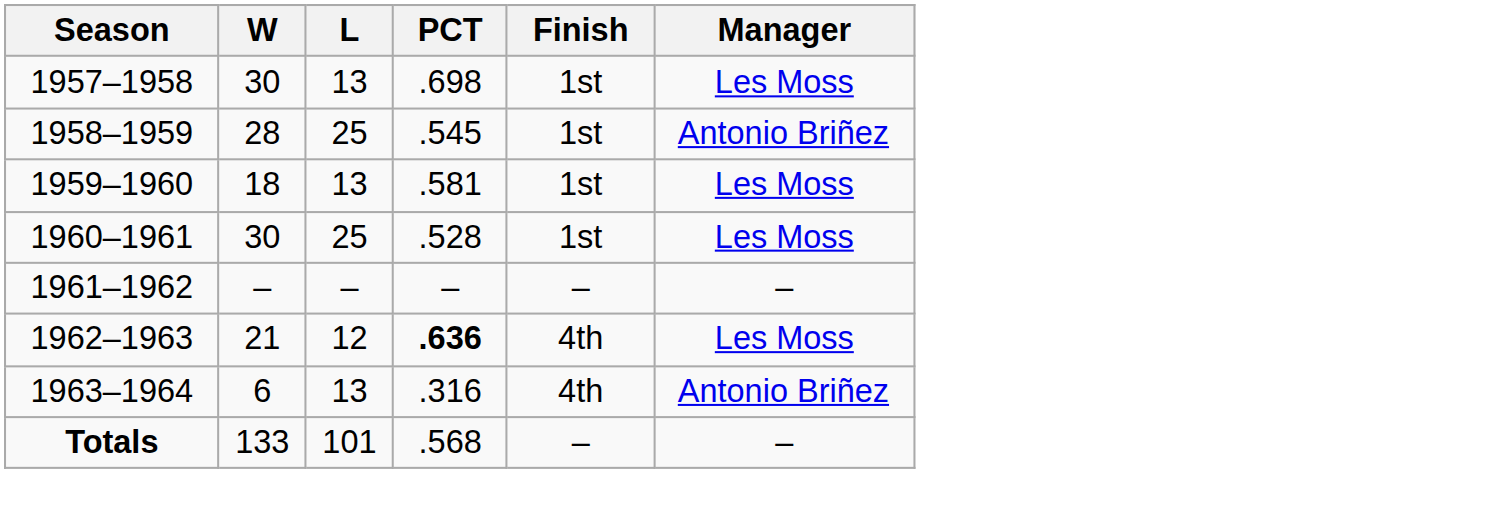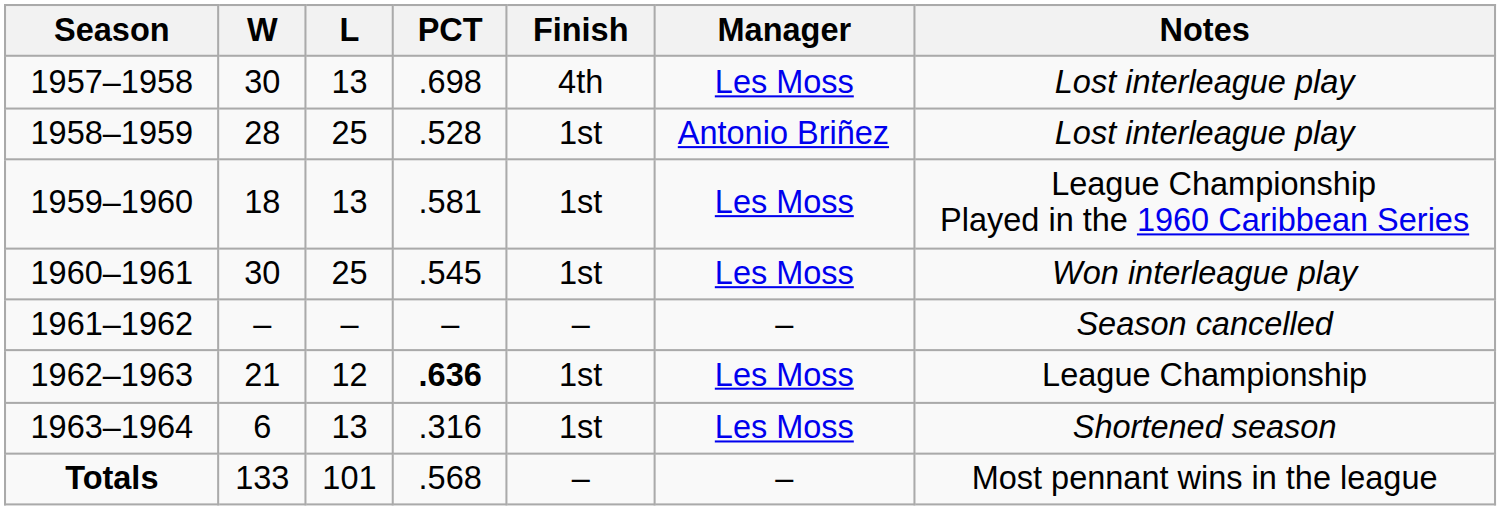+ column: (1205, 30)
(581, 81) 1st -> (581, 81) 4th
(450, 133) .545 -> (450, 133) .528
(450, 236) .528 -> (450, 272) .545
(581, 339) 4th -> (581, 375) 1st
(581, 390) 4th -> (581, 427) 1st
(784, 390) Antonio Briñez -> (784, 427) Les Moss
